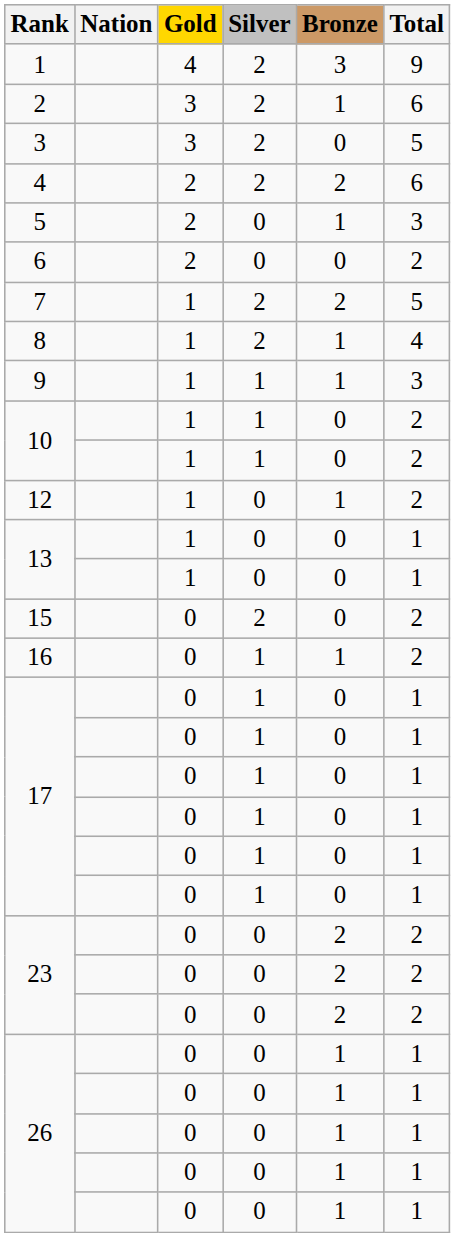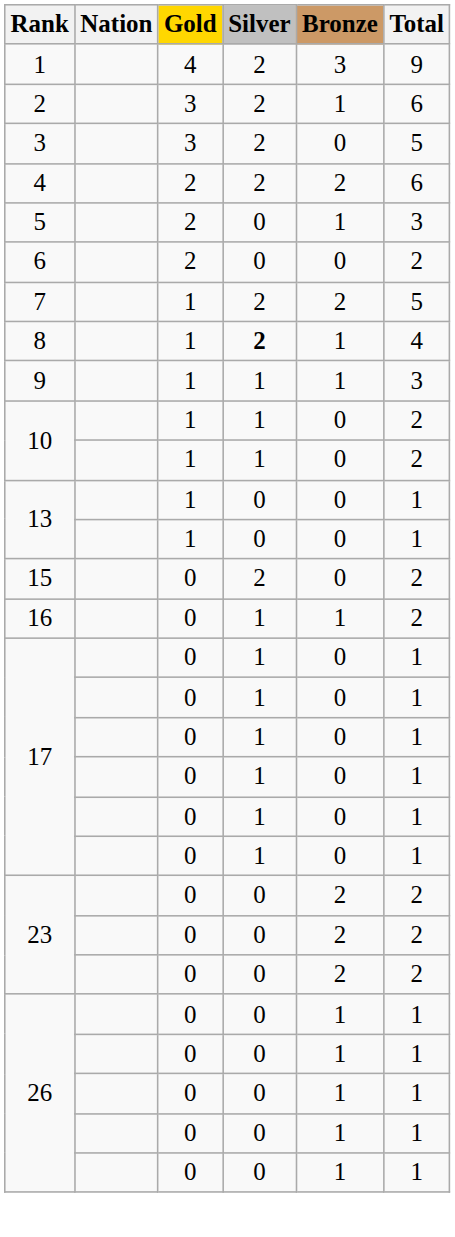(259, 340) normal -> (259, 340) bold
- row: (40, 499)
